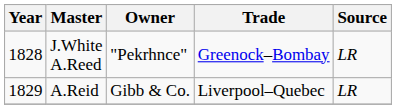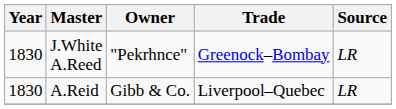(25, 54) 1828 -> (25, 54) 1830
(25, 90) 1829 -> (25, 90) 1830
